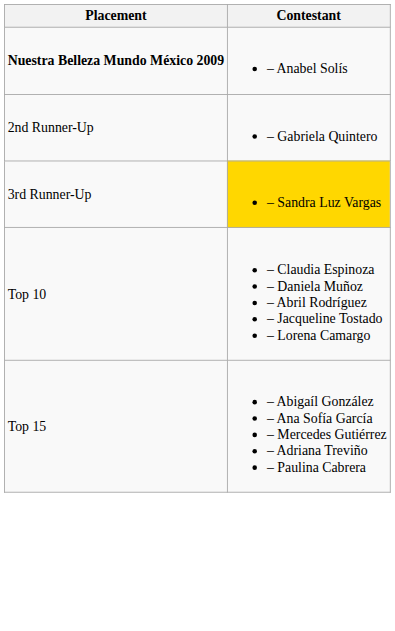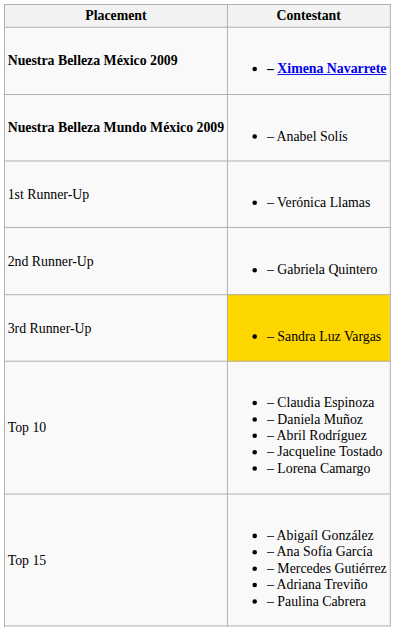+ row: (93, 60)
+ row: (48, 194)
